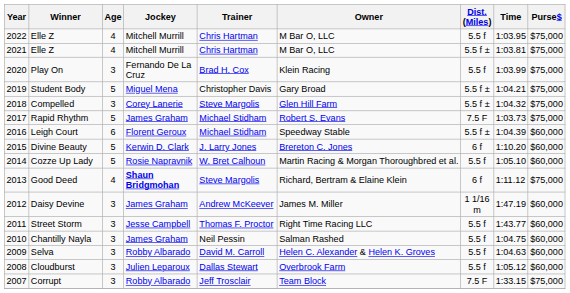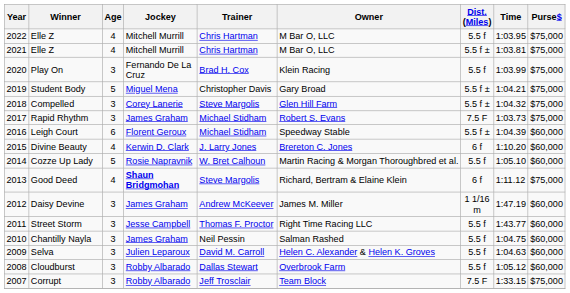(113, 118) 5 -> (113, 118) 3
(113, 147) 5 -> (113, 147) 4
(158, 253) Robby Albarado -> (158, 253) Julien Leparoux
(158, 267) Julien Leparoux -> (158, 267) Robby Albarado
